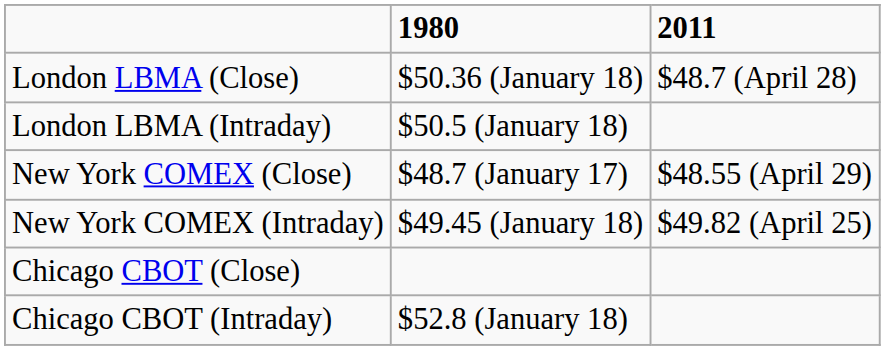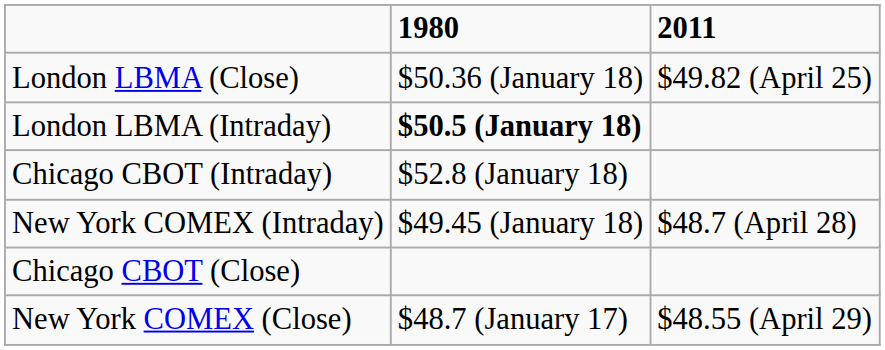(757, 77) $48.7 (April 28) -> (765, 77) $49.82 (April 25)
(513, 125) normal -> (520, 125) bold
rows swapped: (182, 174) <-> (172, 319)
(765, 222) $49.82 (April 25) -> (757, 222) $48.7 (April 28)
